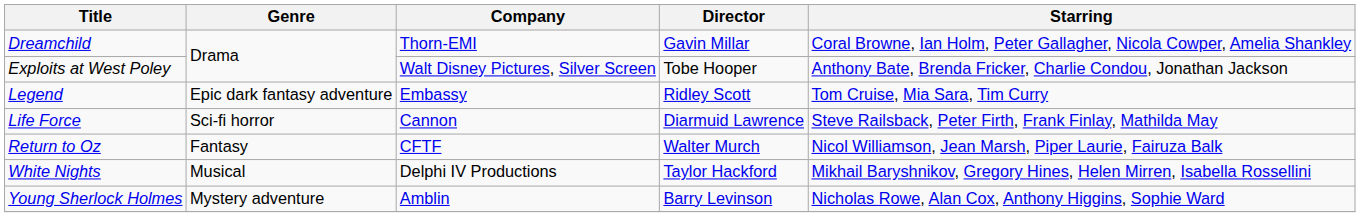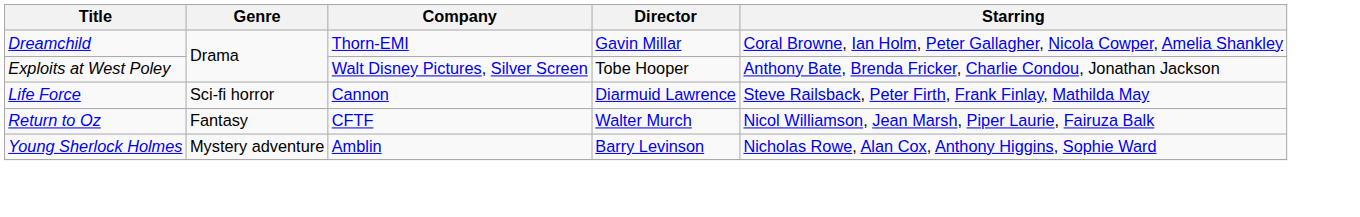- row: (36, 95)
- row: (55, 172)
